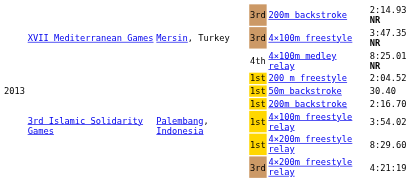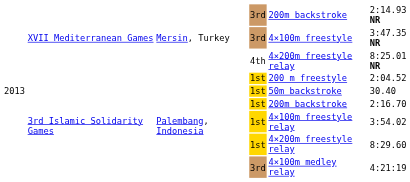(303, 61) 4×100m medley relay -> (310, 61) 4×200m freestyle relay
(310, 167) 4×200m freestyle relay -> (303, 167) 4×100m medley relay
